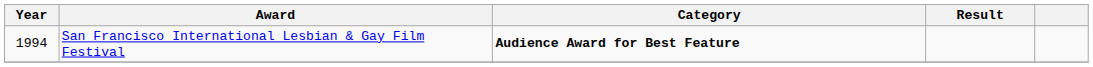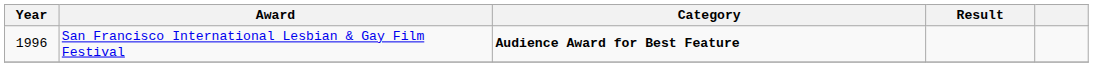(32, 44) 1994 -> (32, 44) 1996
